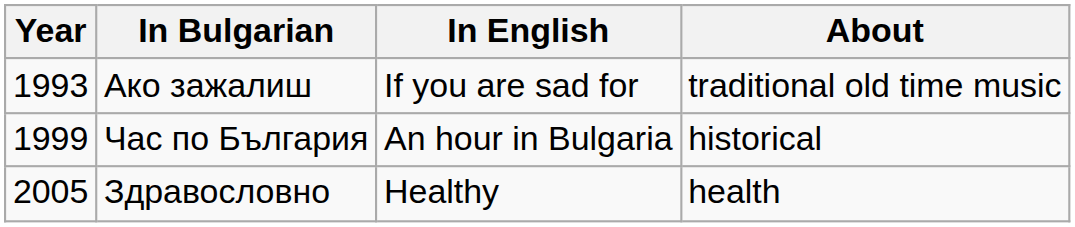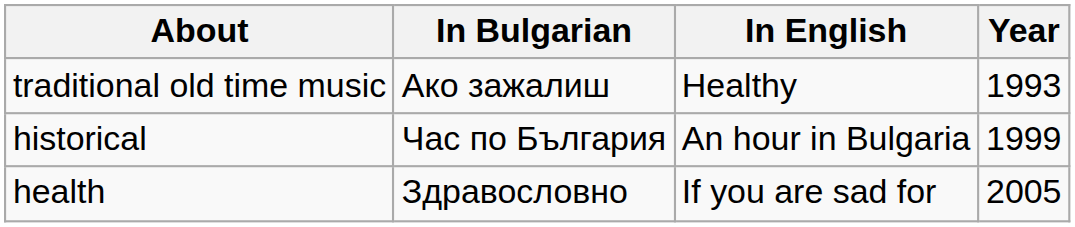columns swapped: (51, 31) <-> (875, 31)
(511, 85) If you are sad for -> (739, 85) Healthy
(442, 192) Healthy -> (809, 192) If you are sad for
